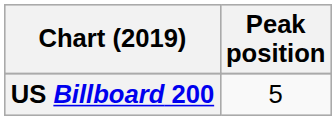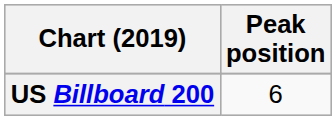(276, 94) 5 -> (276, 94) 6
